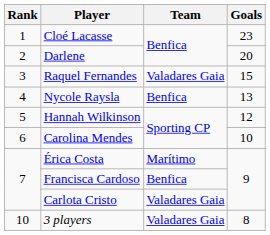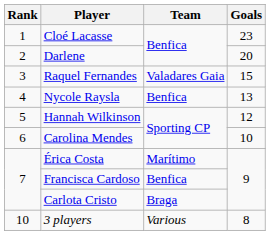(185, 199) Valadares Gaia -> (162, 199) Braga
(185, 220) Valadares Gaia -> (166, 220) Various
